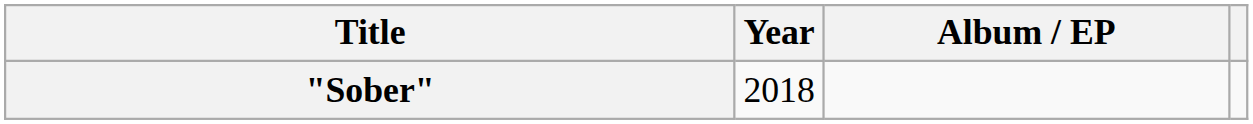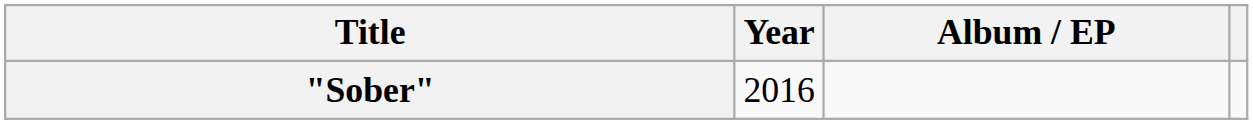(779, 89) 2018 -> (779, 89) 2016
